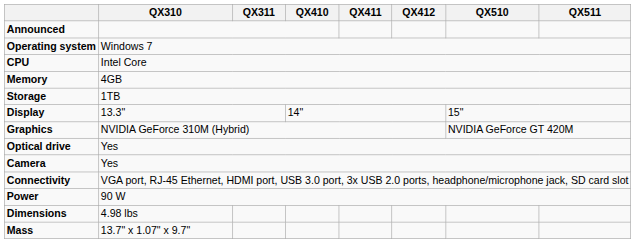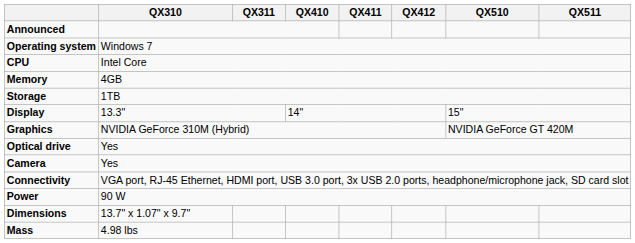(119, 213) 4.98 lbs -> (145, 213) 13.7" x 1.07" x 9.7"
(145, 230) 13.7" x 1.07" x 9.7" -> (119, 230) 4.98 lbs
